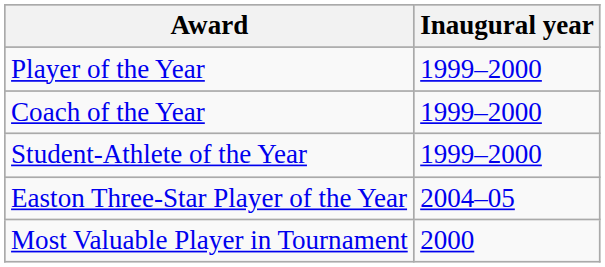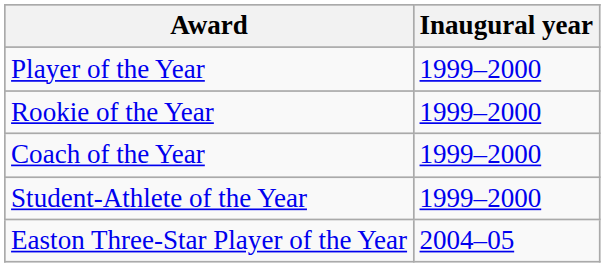+ row: (112, 111)
- row: (209, 240)
